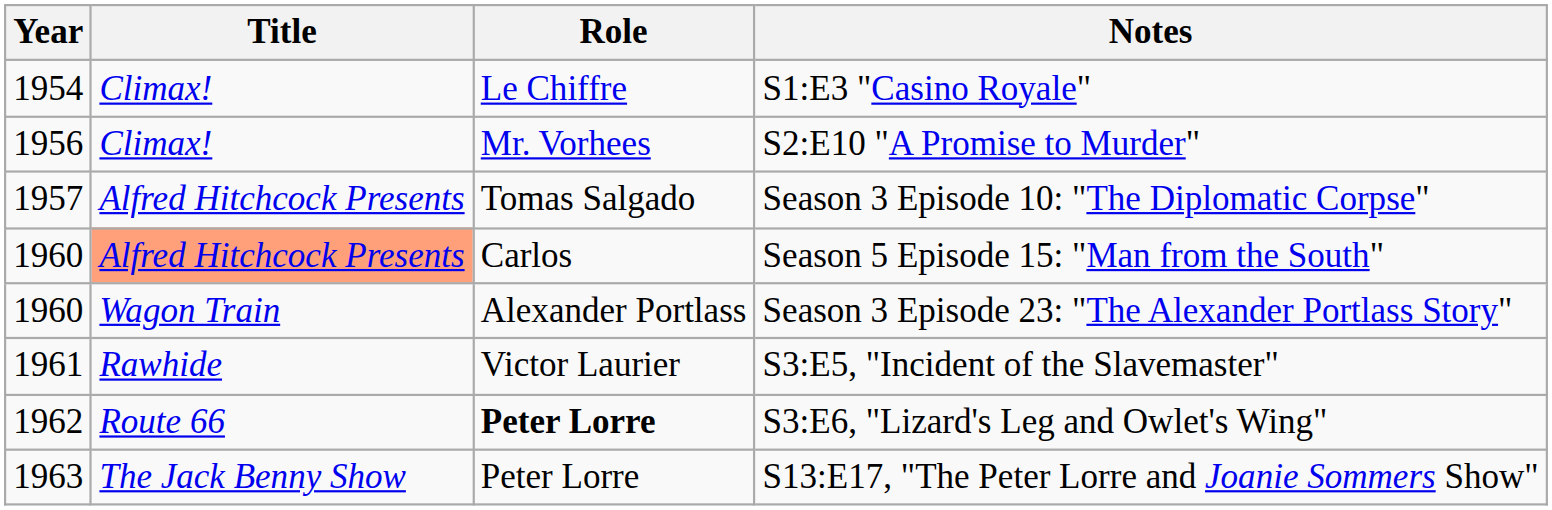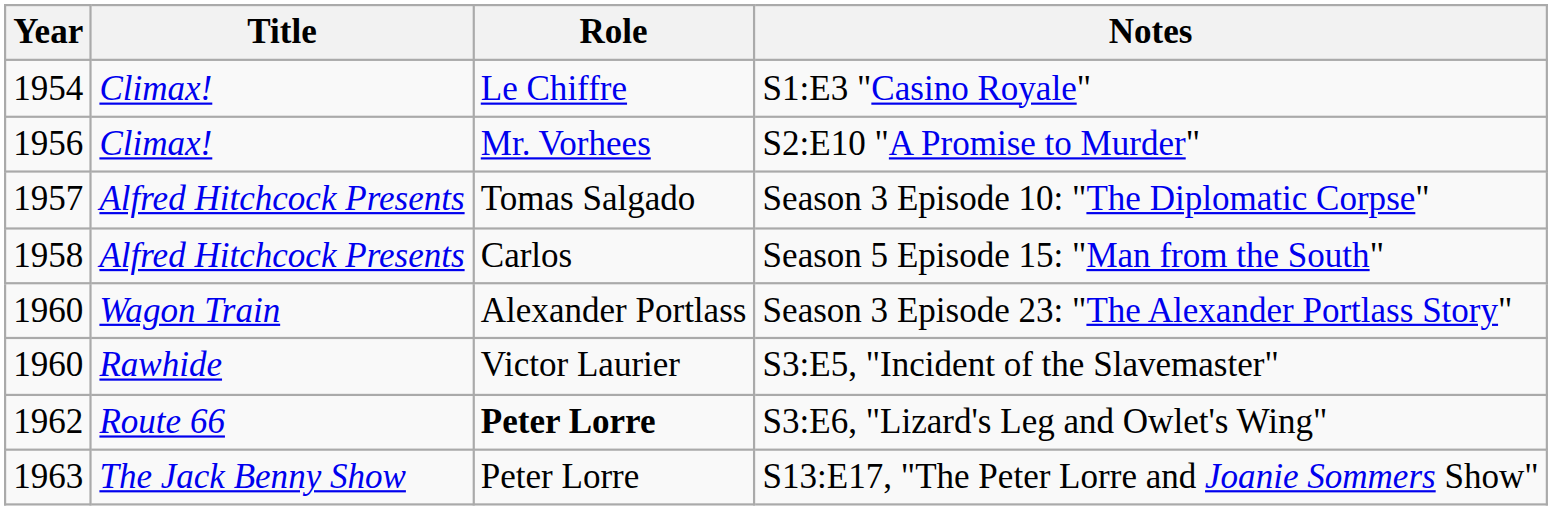(48, 254) 1960 -> (48, 254) 1958
(282, 254) lightsalmon background -> (282, 254) no background
(48, 365) 1961 -> (48, 365) 1960
